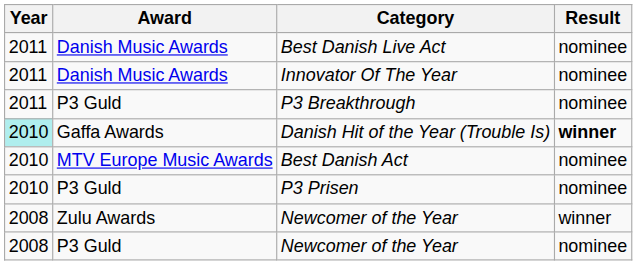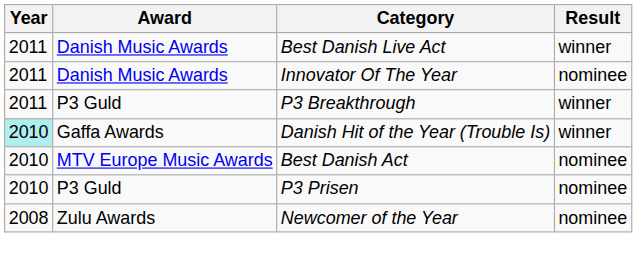(593, 47) nominee -> (585, 47) winner
(593, 103) nominee -> (585, 103) winner
(587, 132) bold -> (585, 132) normal
(585, 217) winner -> (593, 217) nominee
- row: (89, 246)
